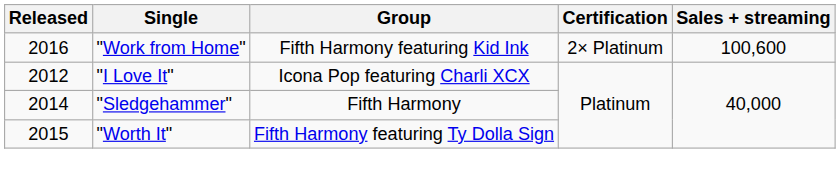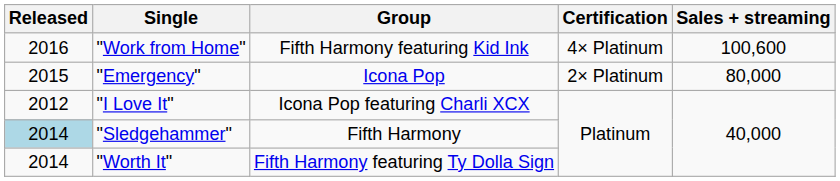(615, 47) 2× Platinum -> (615, 47) 4× Platinum
+ row: (149, 76)
(48, 104) no background -> (48, 133) lightblue background
(48, 133) 2015 -> (48, 162) 2014
